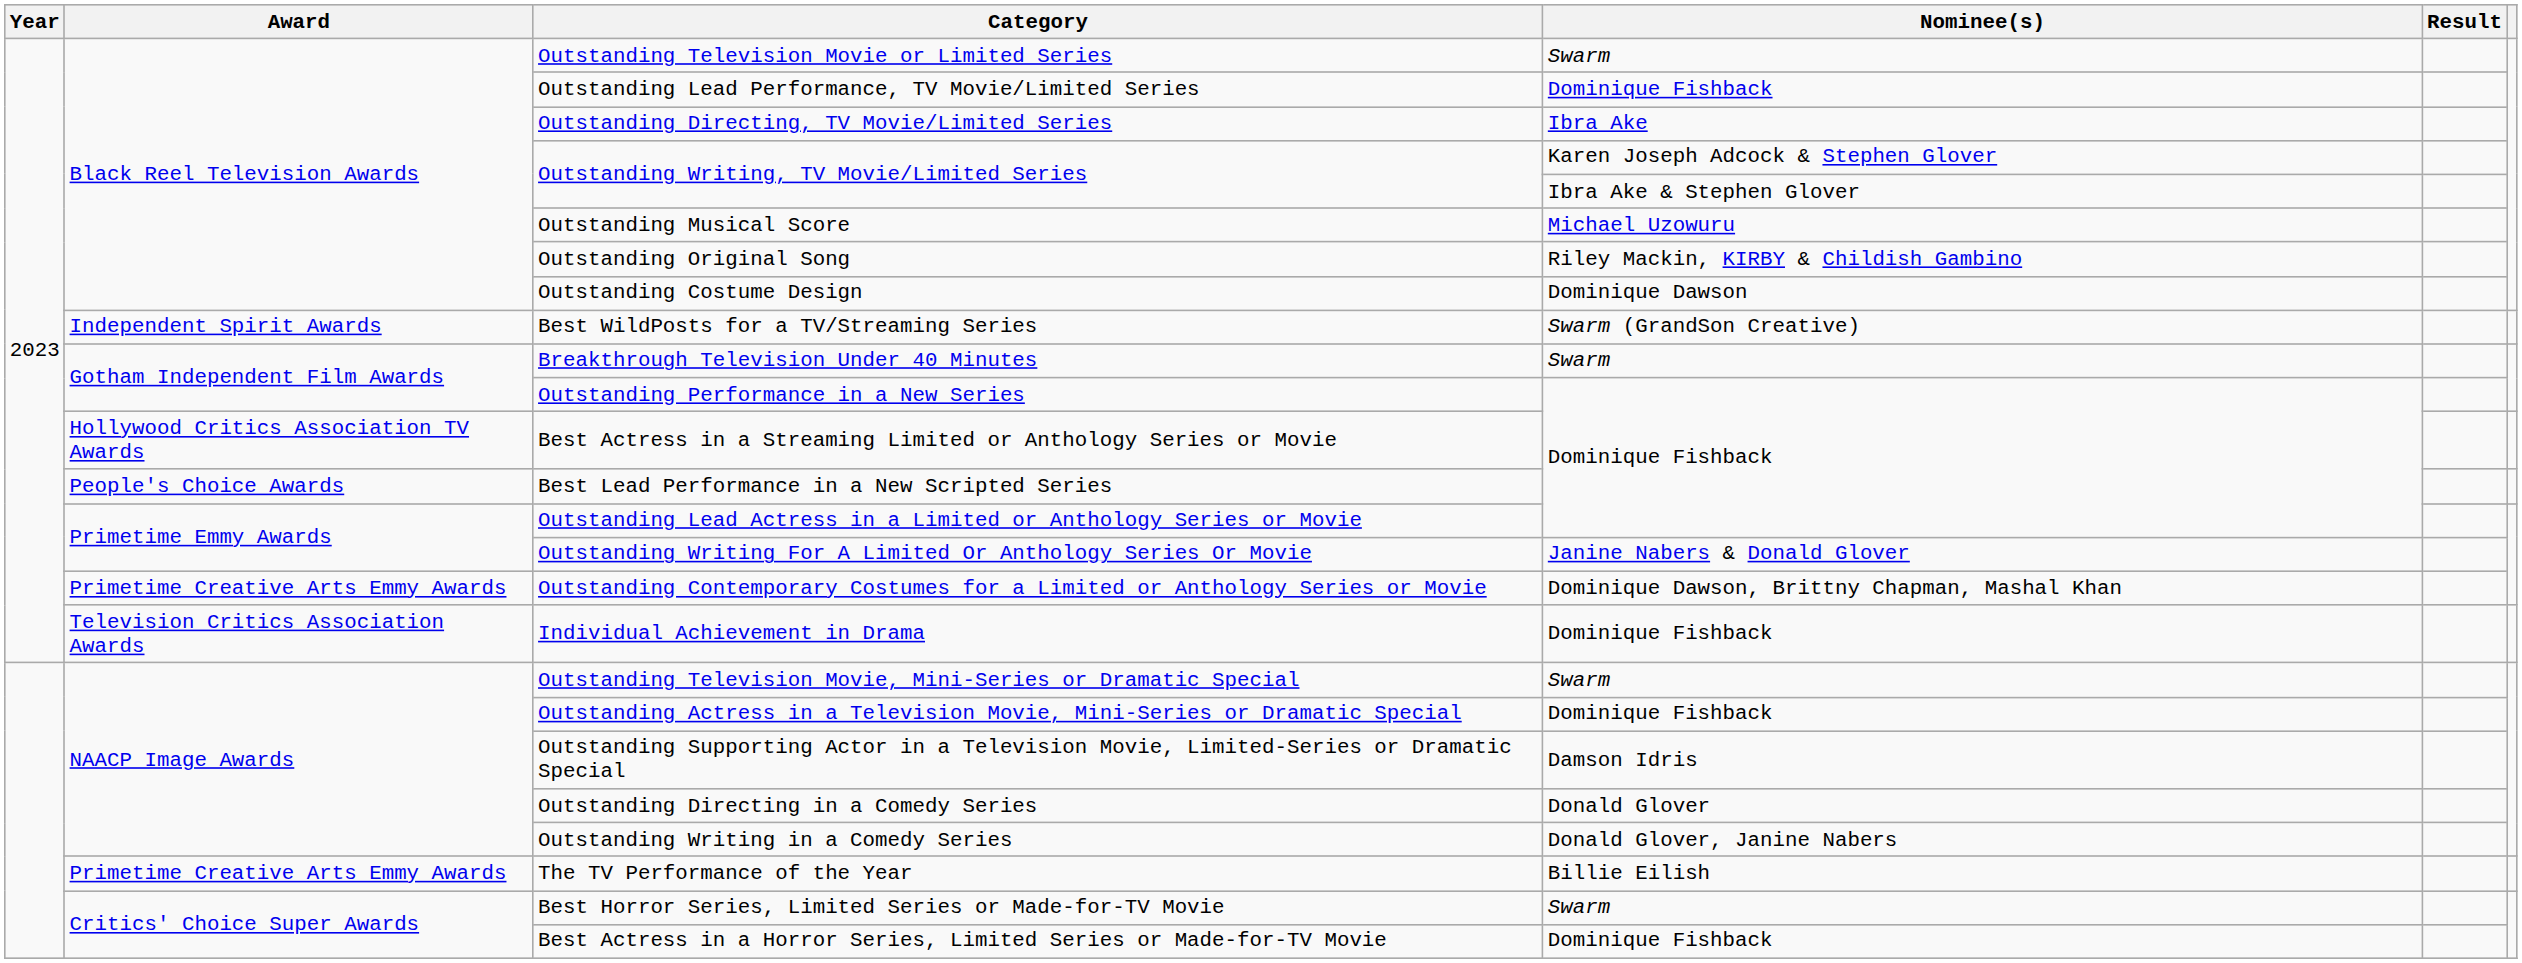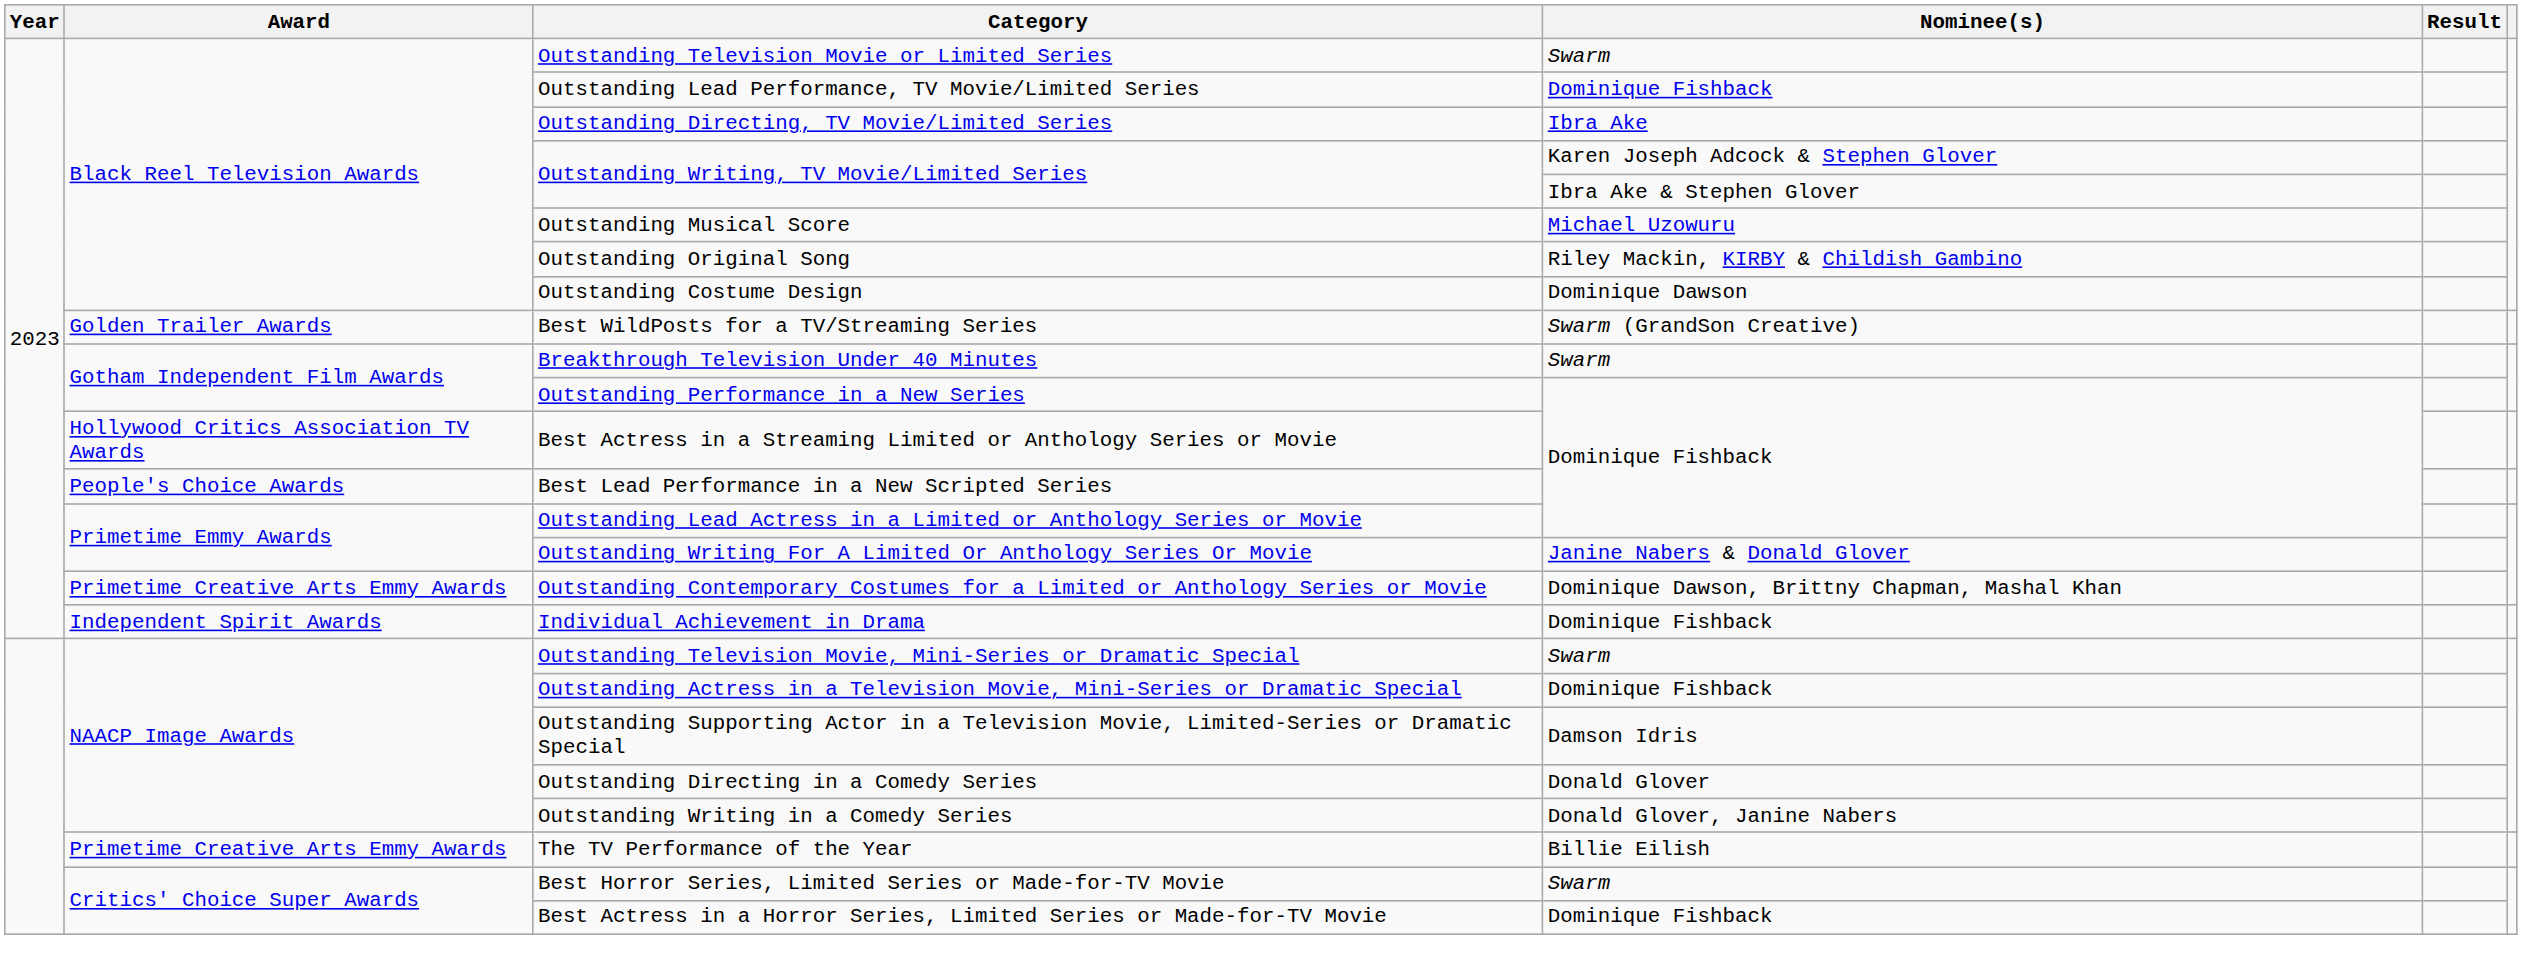(226, 327) Independent Spirit Awards -> (201, 327) Golden Trailer Awards
(257, 634) Television Critics Association Awards -> (226, 622) Independent Spirit Awards
